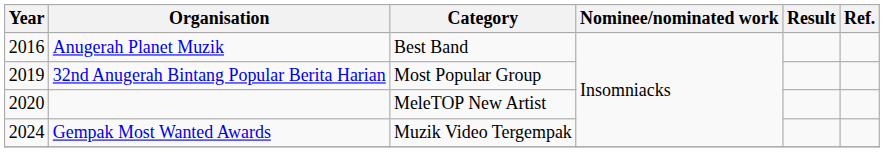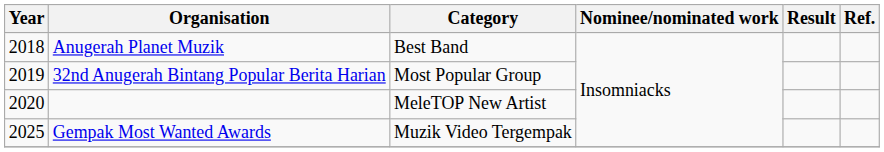(27, 47) 2016 -> (27, 47) 2018
(27, 132) 2024 -> (27, 132) 2025
